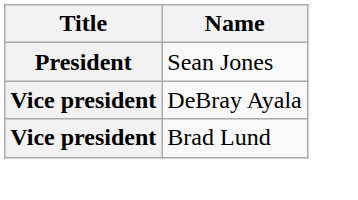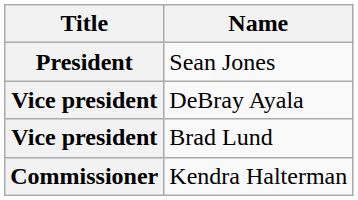+ row: (258, 175)
